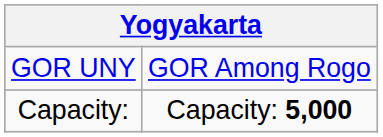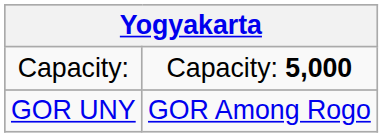rows swapped: (73, 68) <-> (73, 110)
